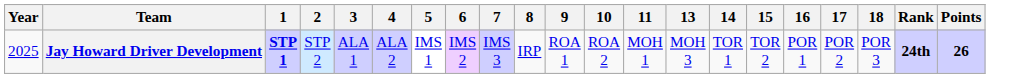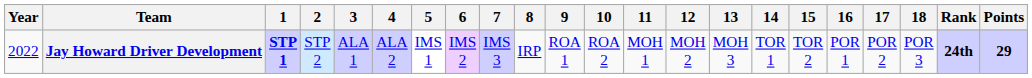+ column: (688, 17)
(23, 51) 2025 -> (23, 51) 2022
(961, 51) 26 -> (1004, 51) 29
